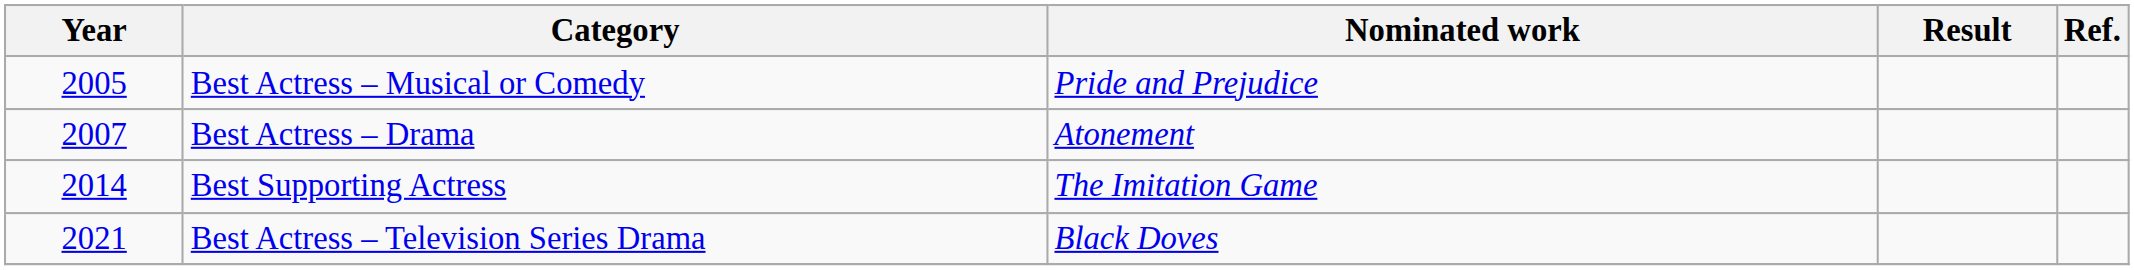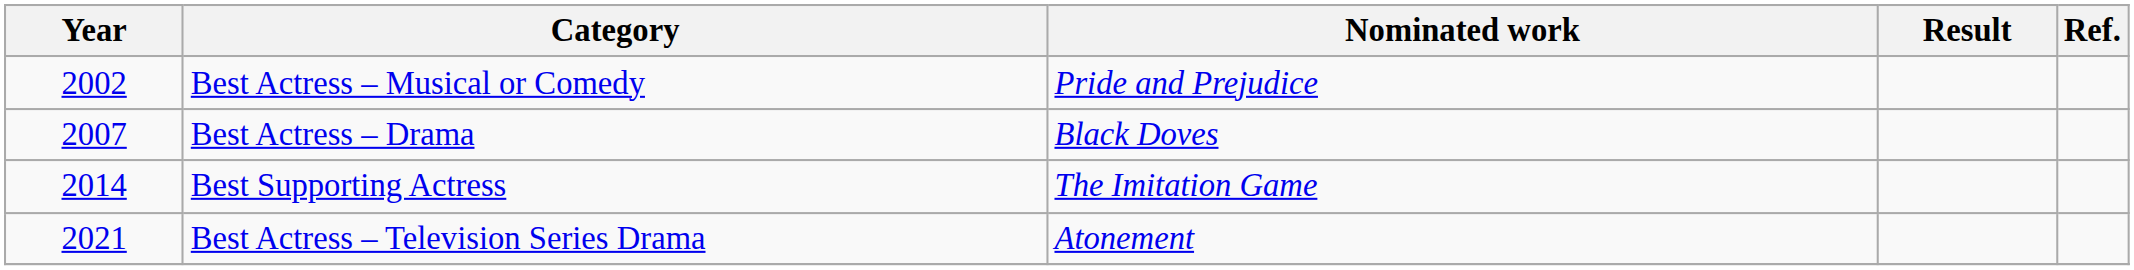(94, 82) 2005 -> (94, 82) 2002
(1124, 133) Atonement -> (1136, 133) Black Doves
(1136, 237) Black Doves -> (1124, 237) Atonement
